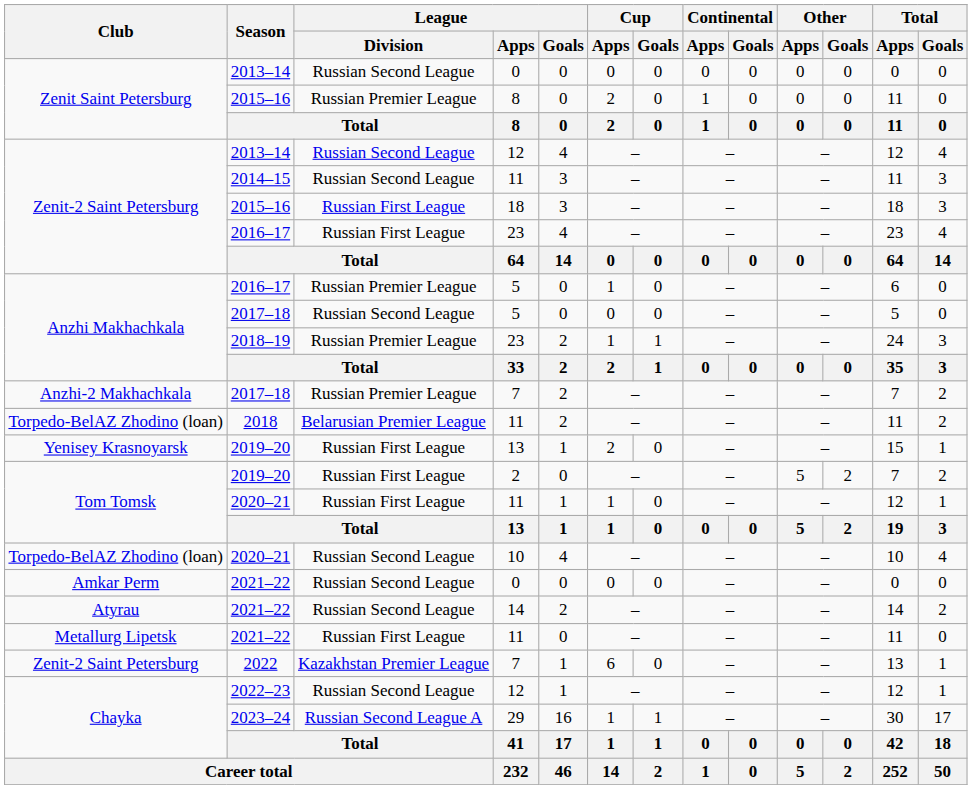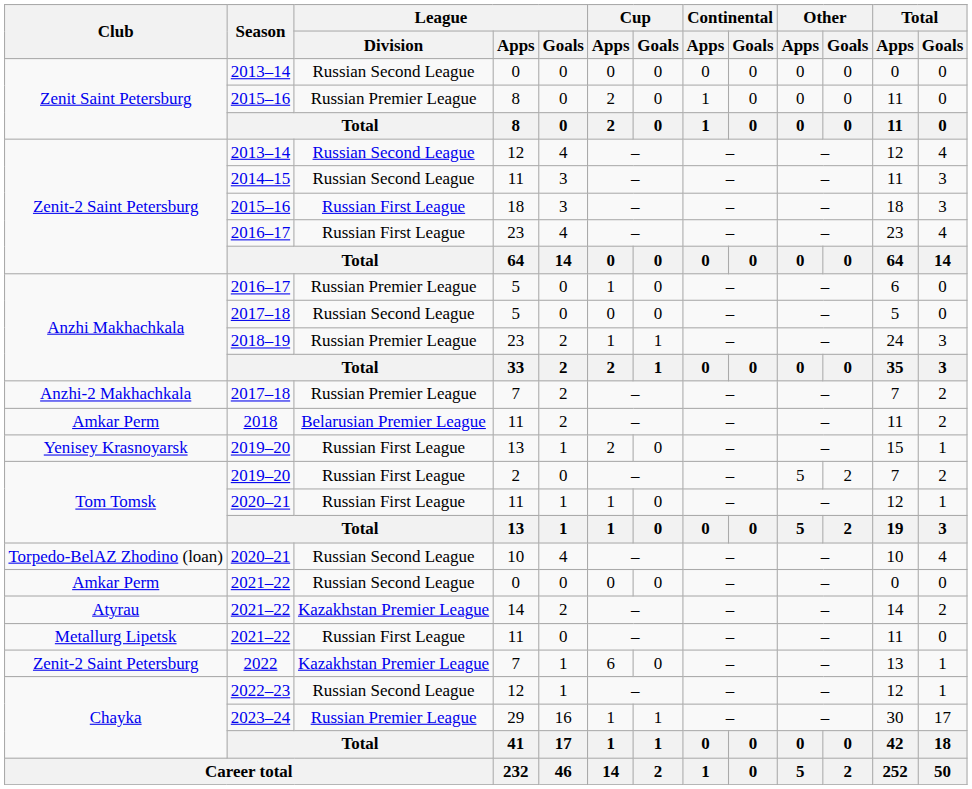(116, 421) Torpedo-BelAZ Zhodino (loan) -> (116, 421) Amkar Perm
(394, 609) Russian Second League -> (394, 609) Kazakhstan Premier League
(394, 717) Russian Second League A -> (394, 717) Russian Premier League
